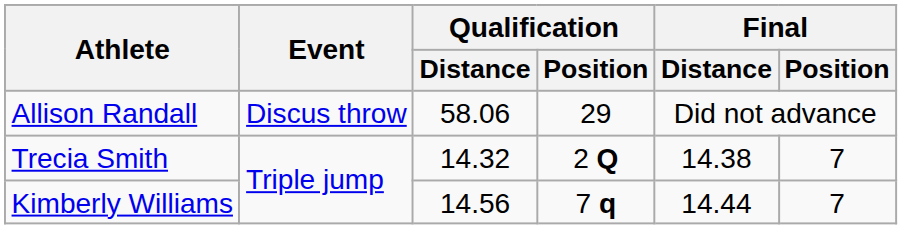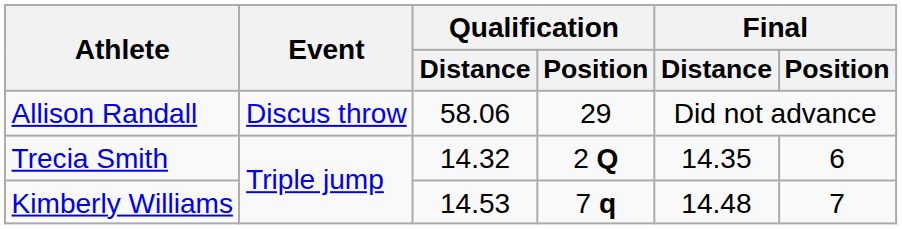(716, 158) 14.38 -> (716, 158) 14.35
(837, 158) 7 -> (837, 158) 6
(475, 202) 14.56 -> (475, 202) 14.53
(716, 202) 14.44 -> (716, 202) 14.48
